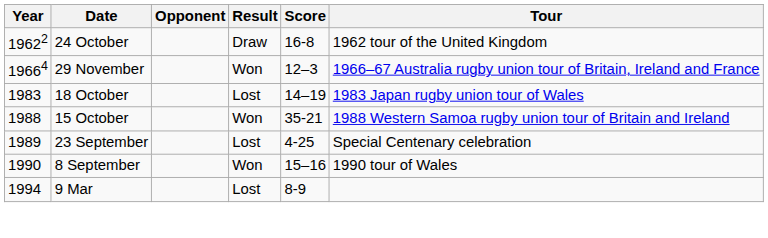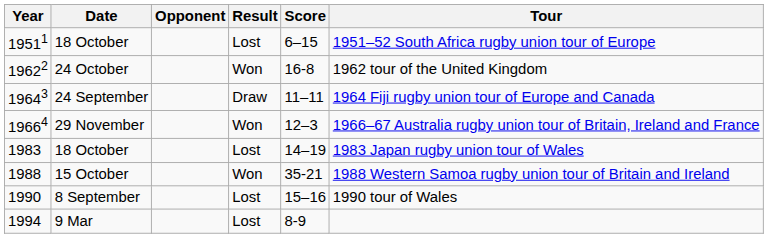+ row: (28, 41)
(250, 41) Draw -> (247, 69) Won
+ row: (28, 97)
- row: (24, 142)
(247, 165) Won -> (246, 197) Lost
